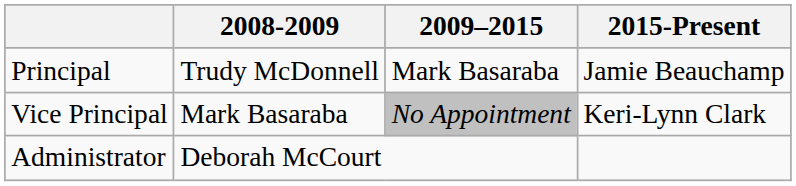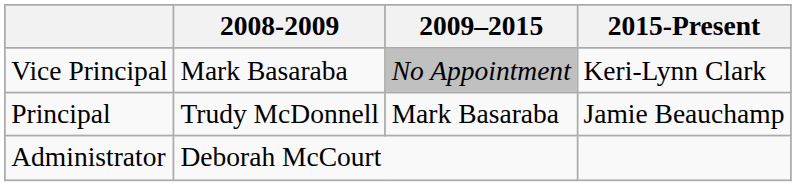rows swapped: (61, 69) <-> (89, 113)
